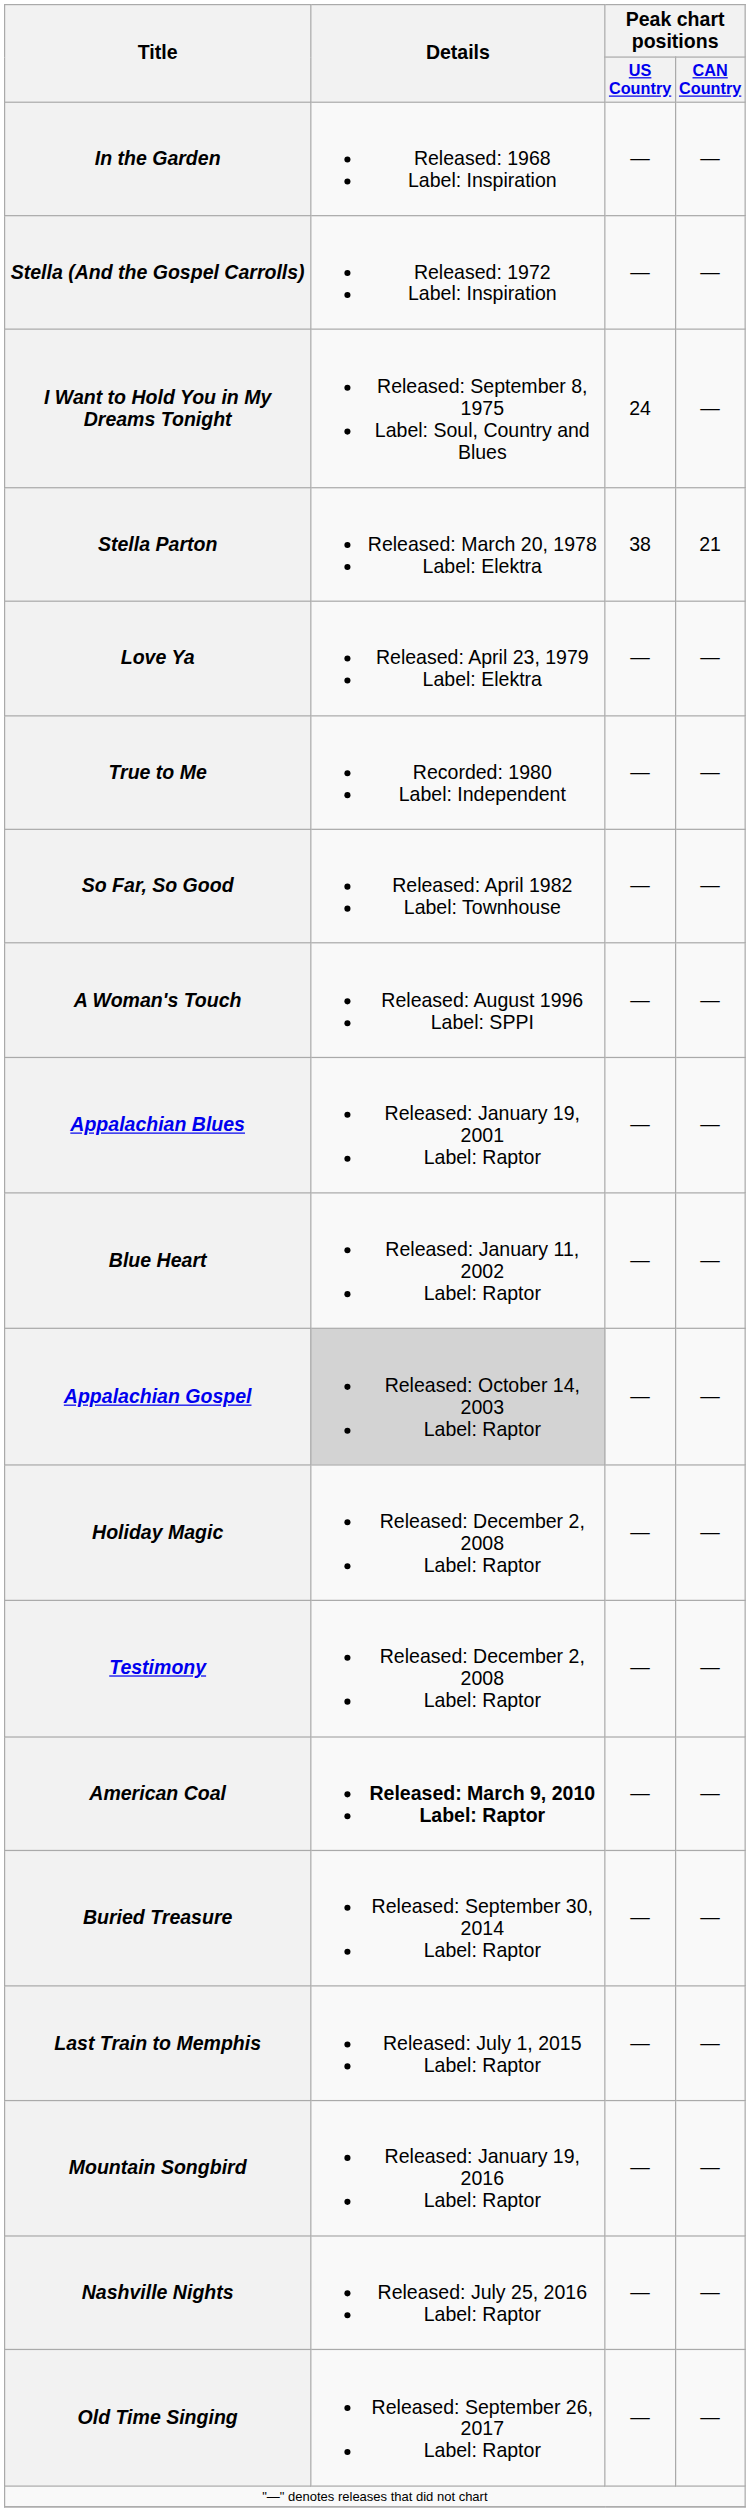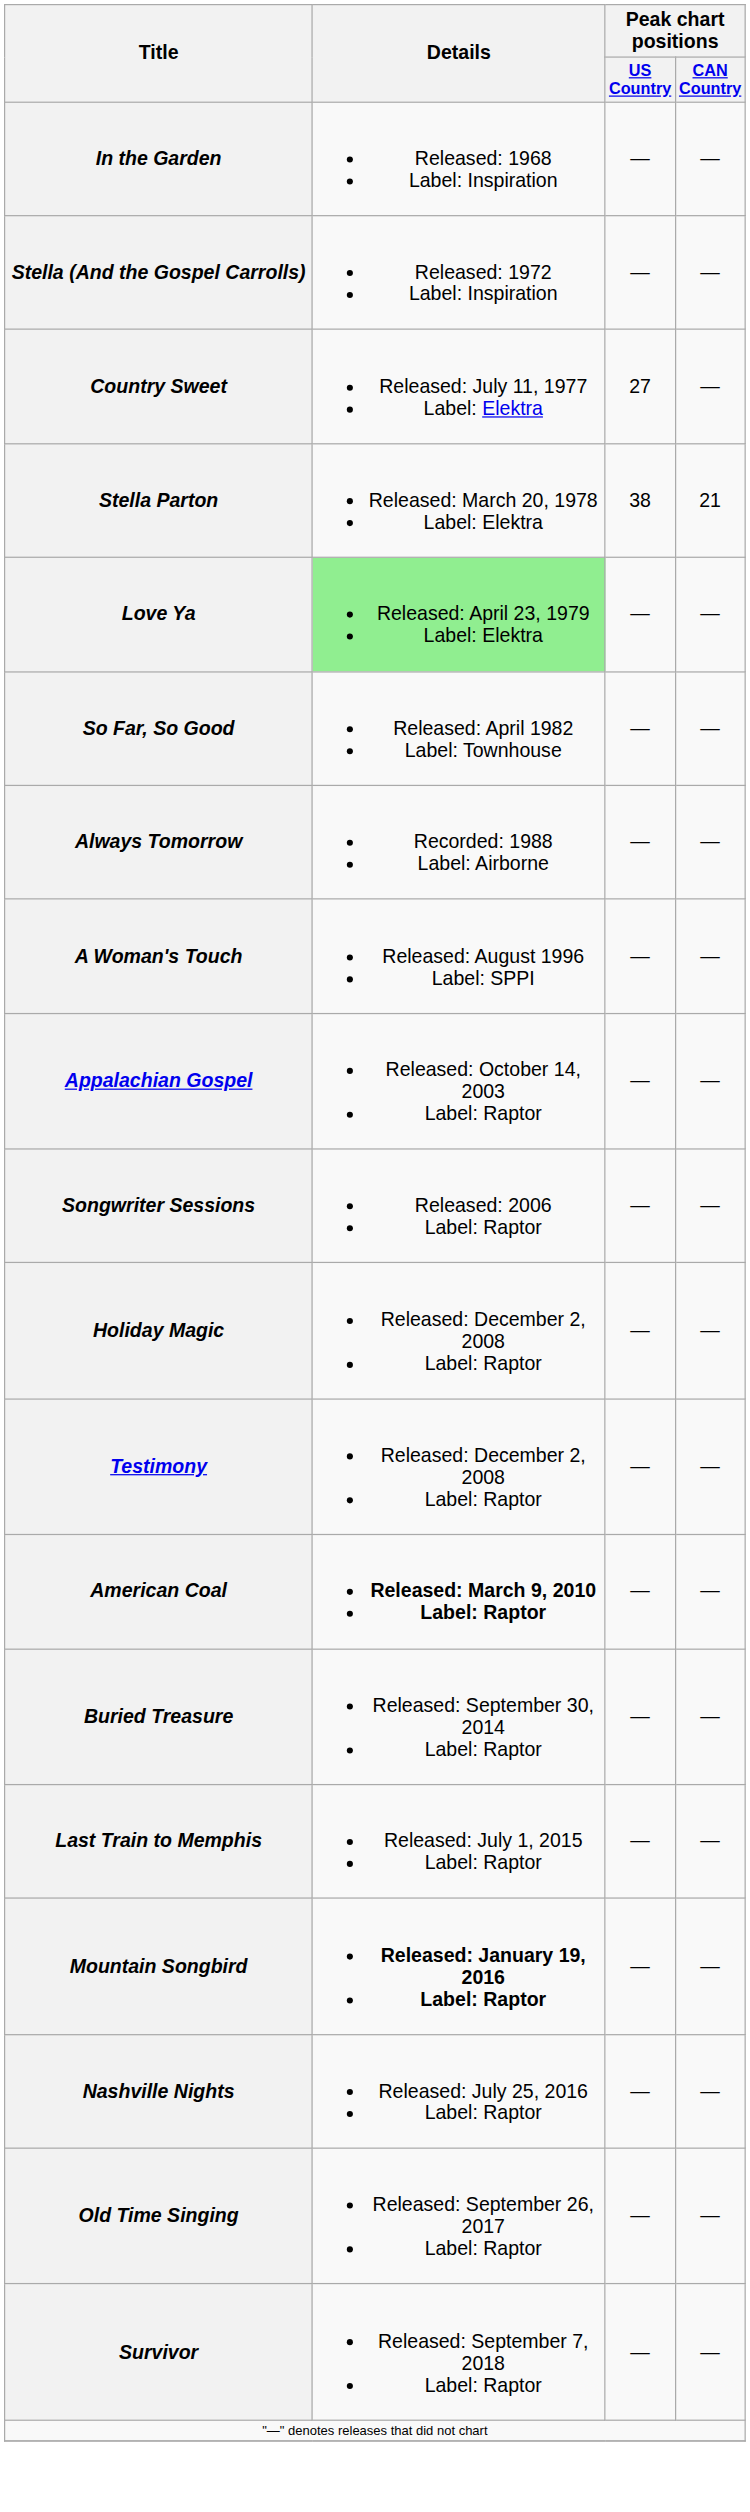- row: (158, 408)
+ row: (159, 386)
(458, 669) no background -> (459, 625) lightgreen background
- row: (158, 772)
+ row: (159, 842)
- row: (158, 1124)
- row: (158, 1260)
(458, 1408) lightgrey background -> (459, 1092) no background
+ row: (159, 1205)
(458, 2179) normal -> (459, 1977) bold
+ row: (159, 2351)
